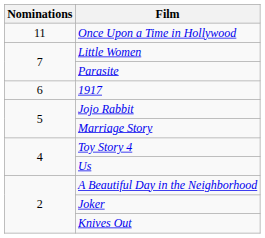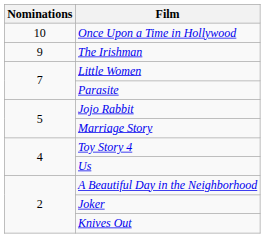(40, 33) 11 -> (40, 33) 10
+ row: (110, 52)
- row: (90, 90)
